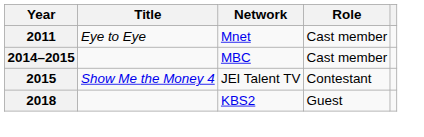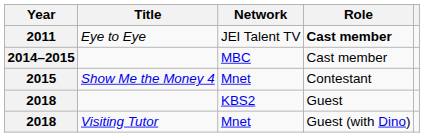(236, 36) Mnet -> (261, 36) JEI Talent TV
(347, 36) normal -> (349, 36) bold
(261, 79) JEI Talent TV -> (236, 79) Mnet
+ row: (41, 121)
